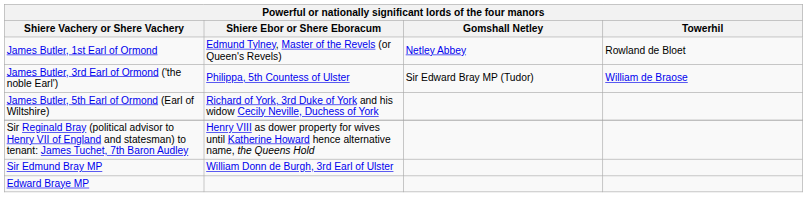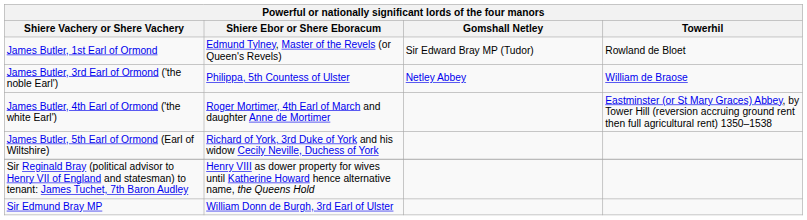(436, 50) Netley Abbey -> (470, 50) Sir Edward Bray MP (Tudor)
(470, 78) Sir Edward Bray MP (Tudor) -> (436, 78) Netley Abbey
+ row: (94, 112)
- row: (48, 183)
